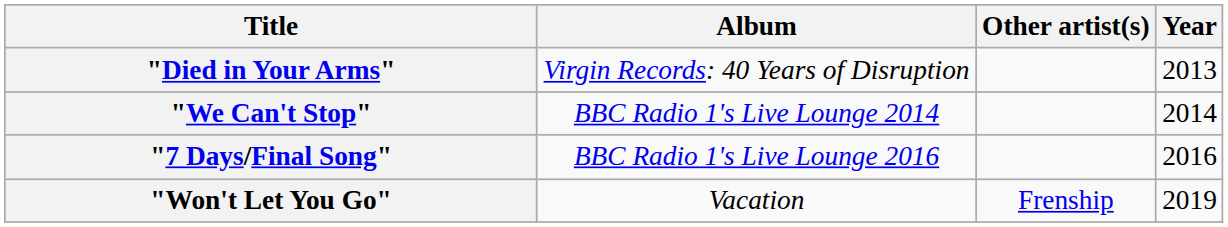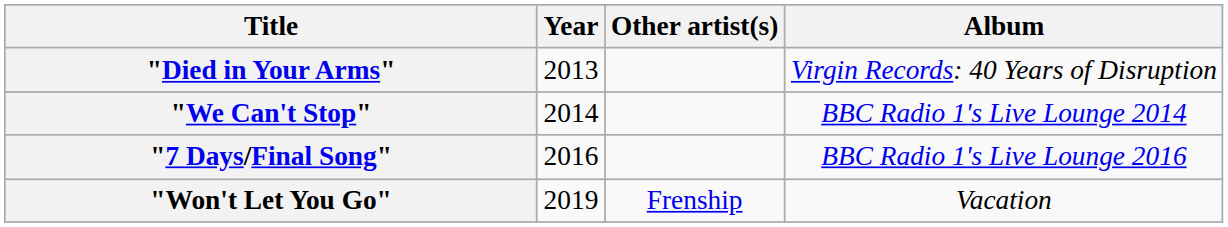columns swapped: (1189, 26) <-> (757, 26)
